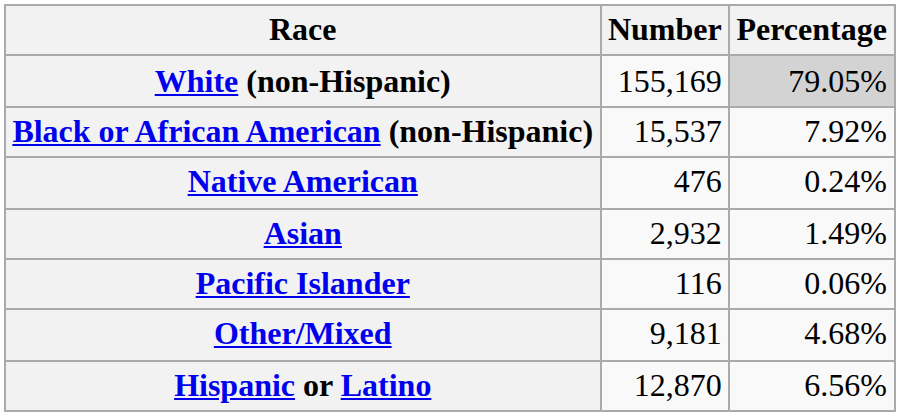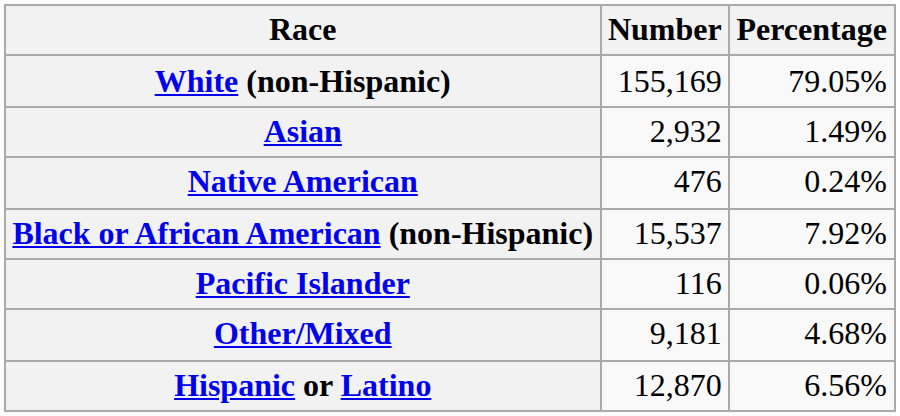(838, 80) lightgrey background -> (838, 80) no background
rows swapped: (303, 131) <-> (303, 232)
